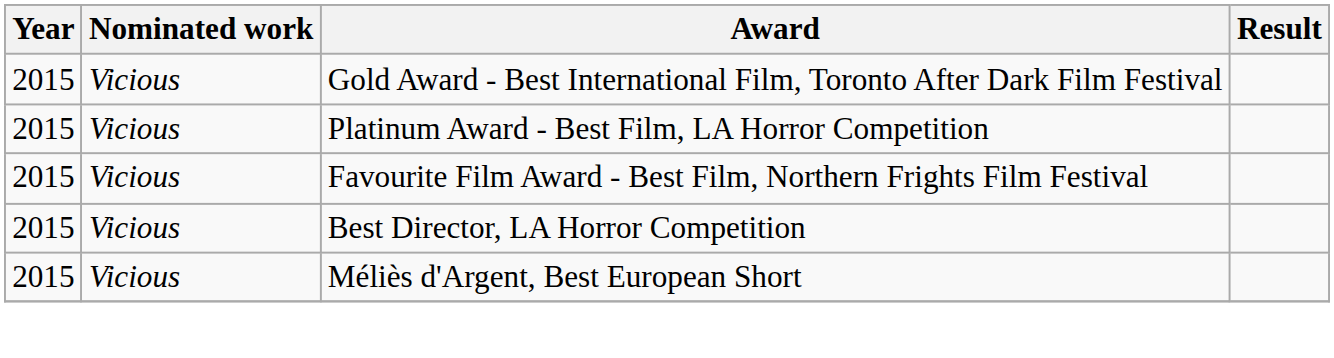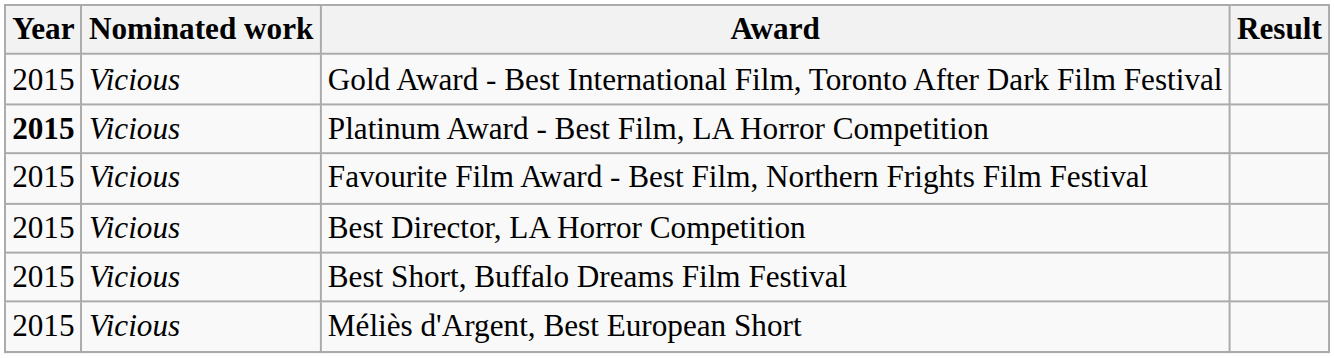(43, 128) normal -> (43, 128) bold
+ row: (587, 276)
